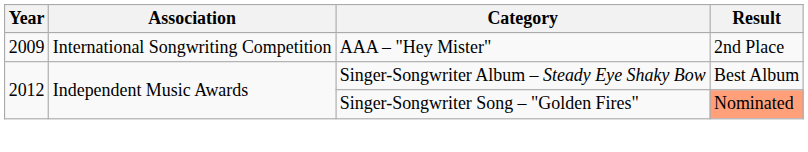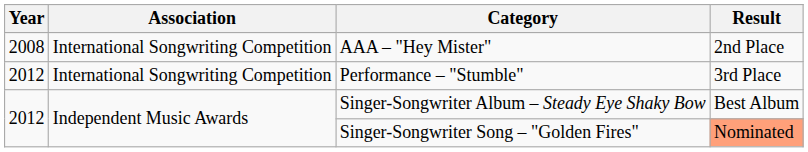(27, 47) 2009 -> (27, 47) 2008
+ row: (432, 75)
